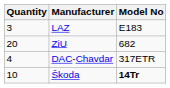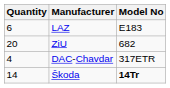(9, 28) 3 -> (9, 28) 6
(12, 75) 10 -> (12, 75) 14
